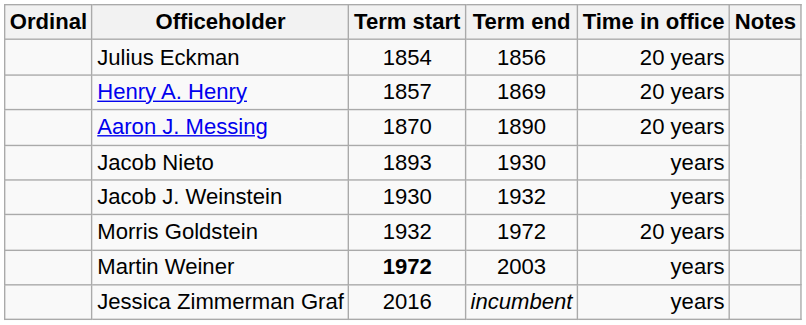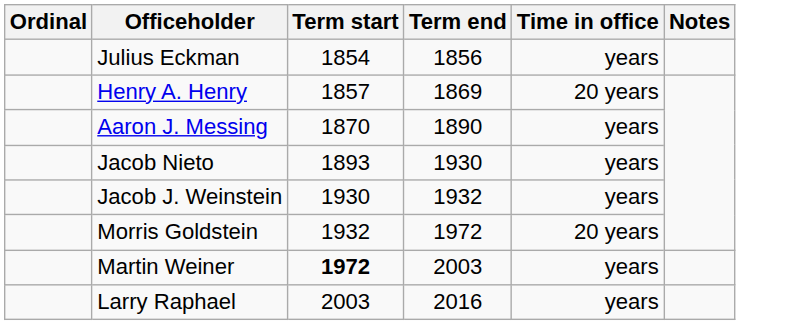(682, 57) 20 years -> (632, 57) years
(682, 127) 20 years -> (632, 127) years
+ row: (167, 302)
- row: (221, 302)
